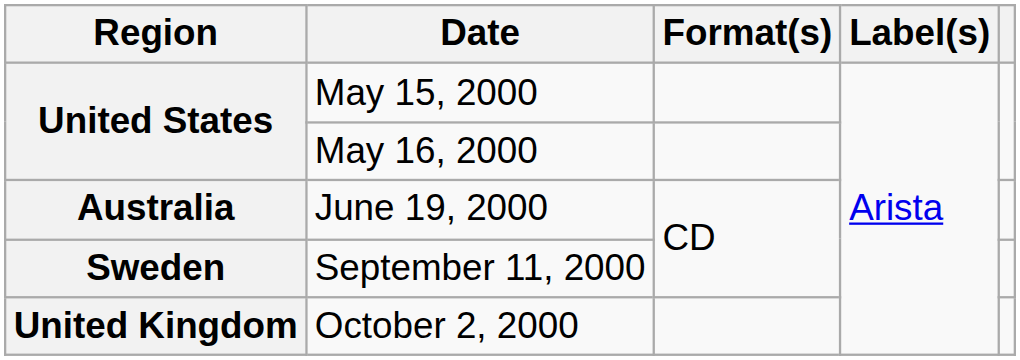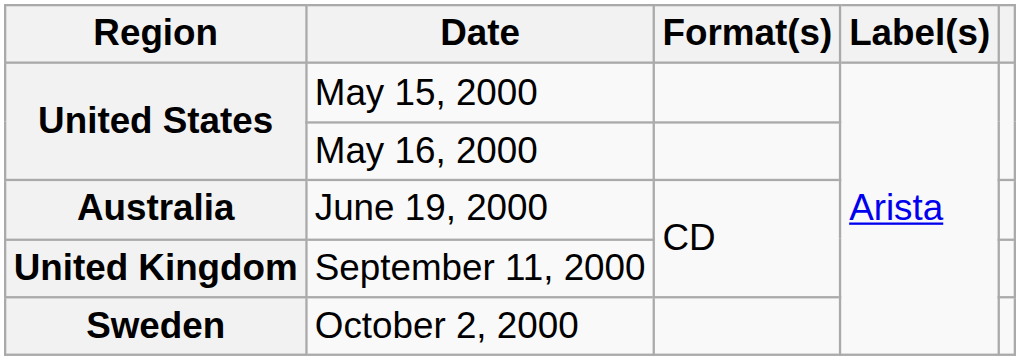(156, 267) Sweden -> (156, 267) United Kingdom
(156, 325) United Kingdom -> (156, 325) Sweden
